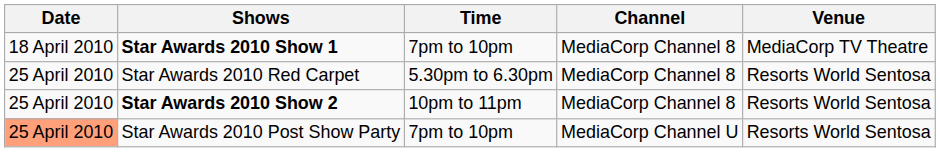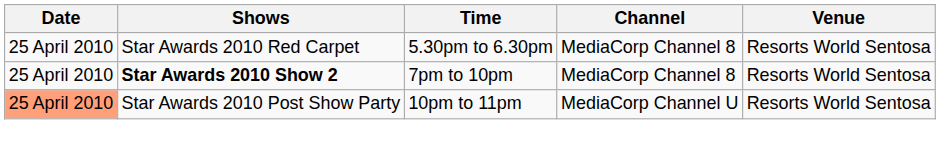- row: (230, 47)
(465, 103) 10pm to 11pm -> (461, 75) 7pm to 10pm
(461, 132) 7pm to 10pm -> (465, 103) 10pm to 11pm
